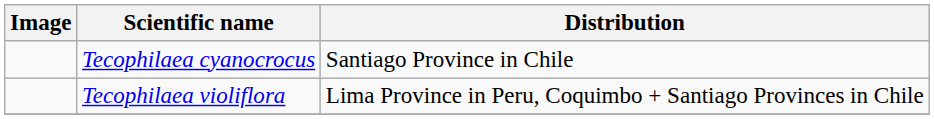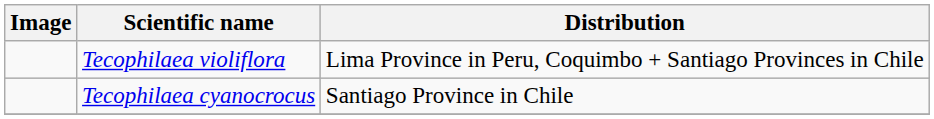rows swapped: (199, 59) <-> (184, 95)
